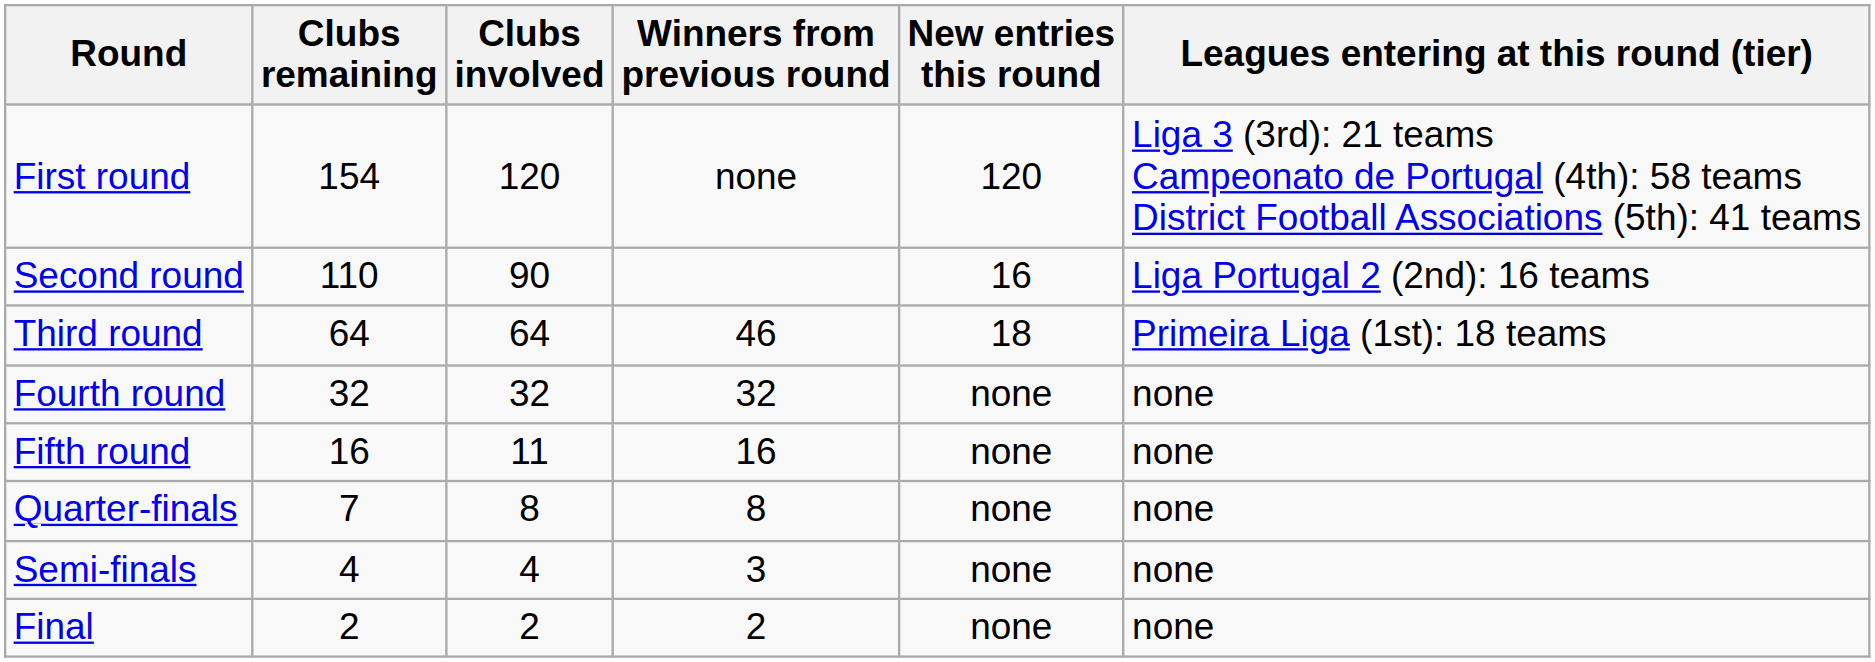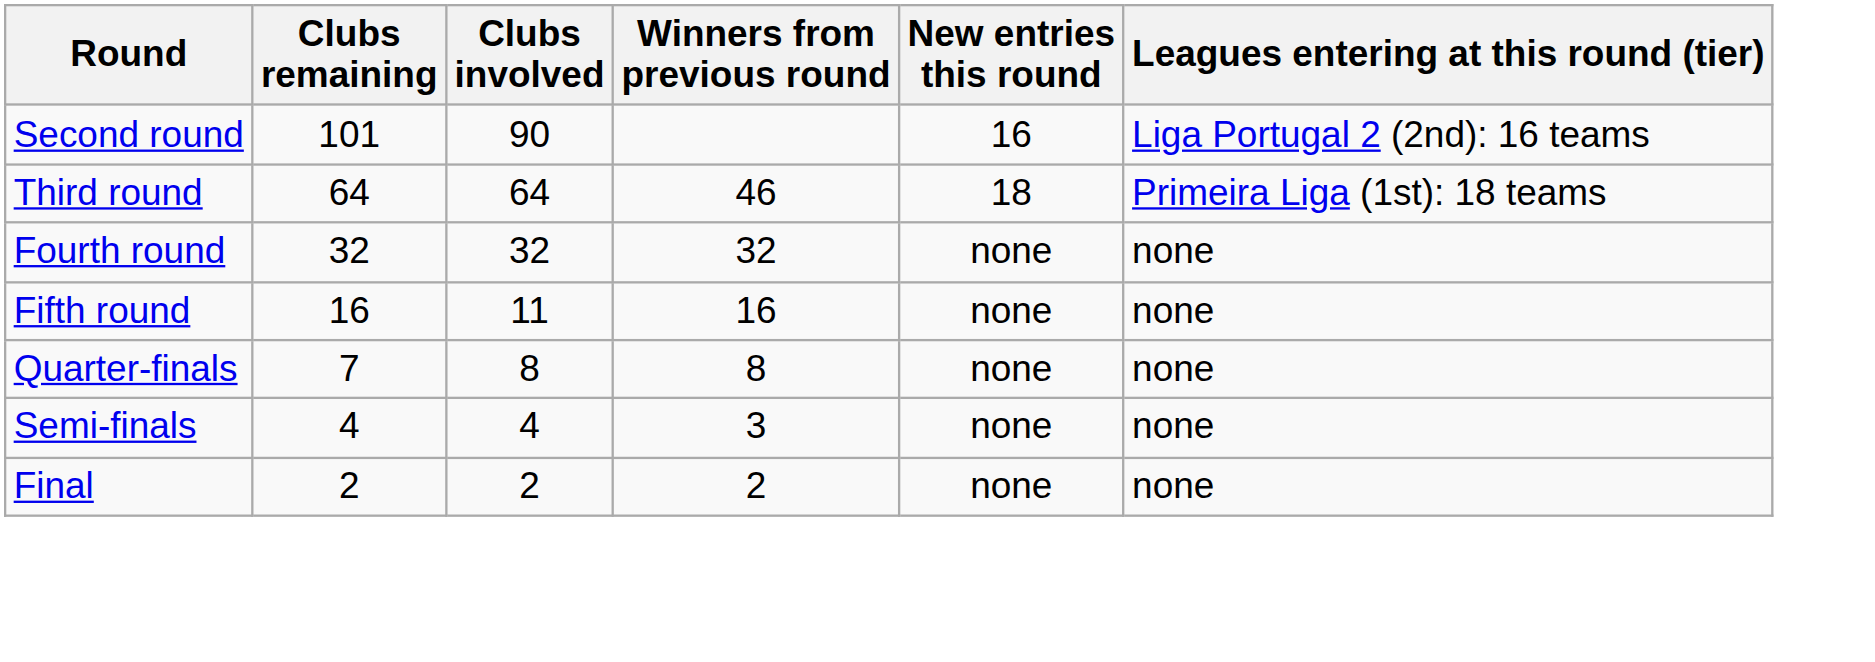- row: (102, 175)
(349, 275) 110 -> (349, 134) 101
